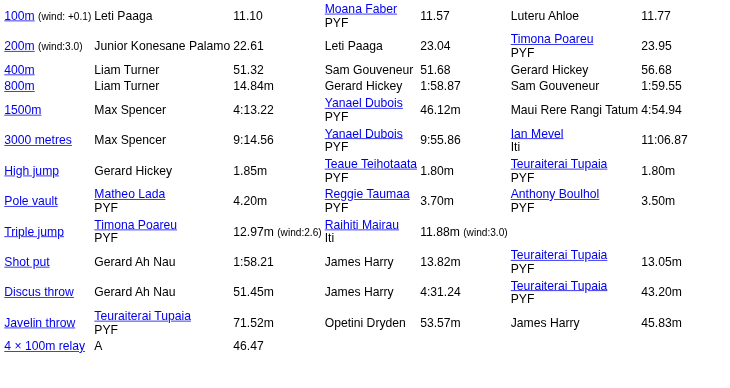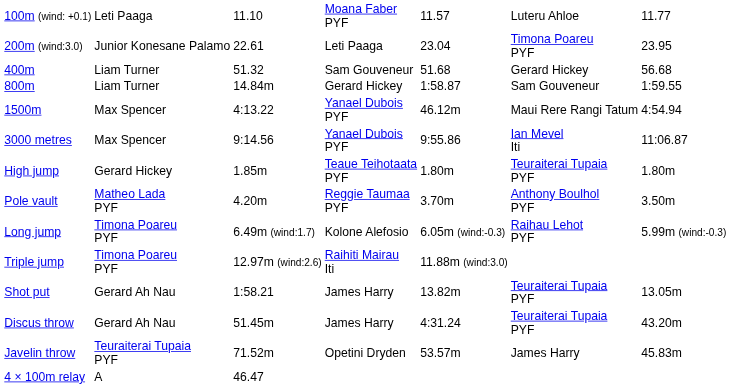+ row: (33, 231)
